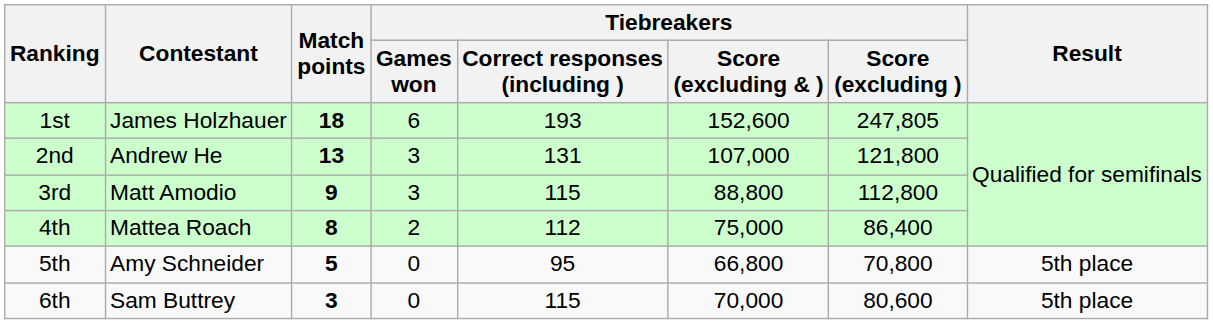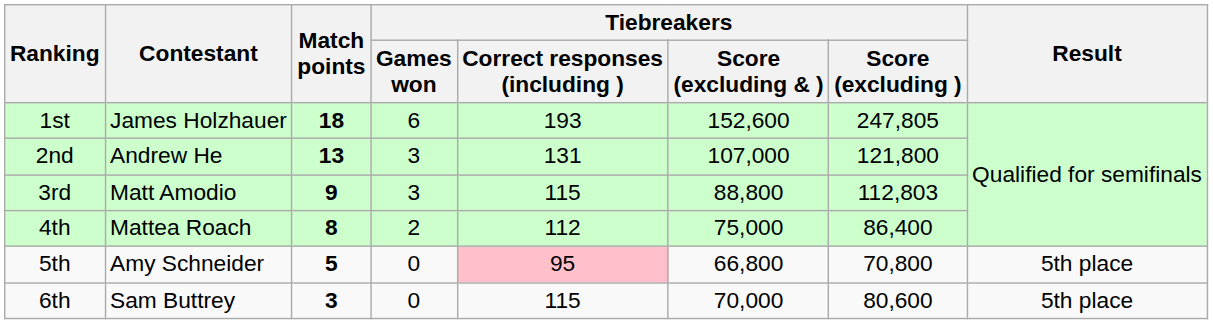(898, 192) 112,800 -> (898, 192) 112,803
(563, 264) no background -> (563, 264) pink background
